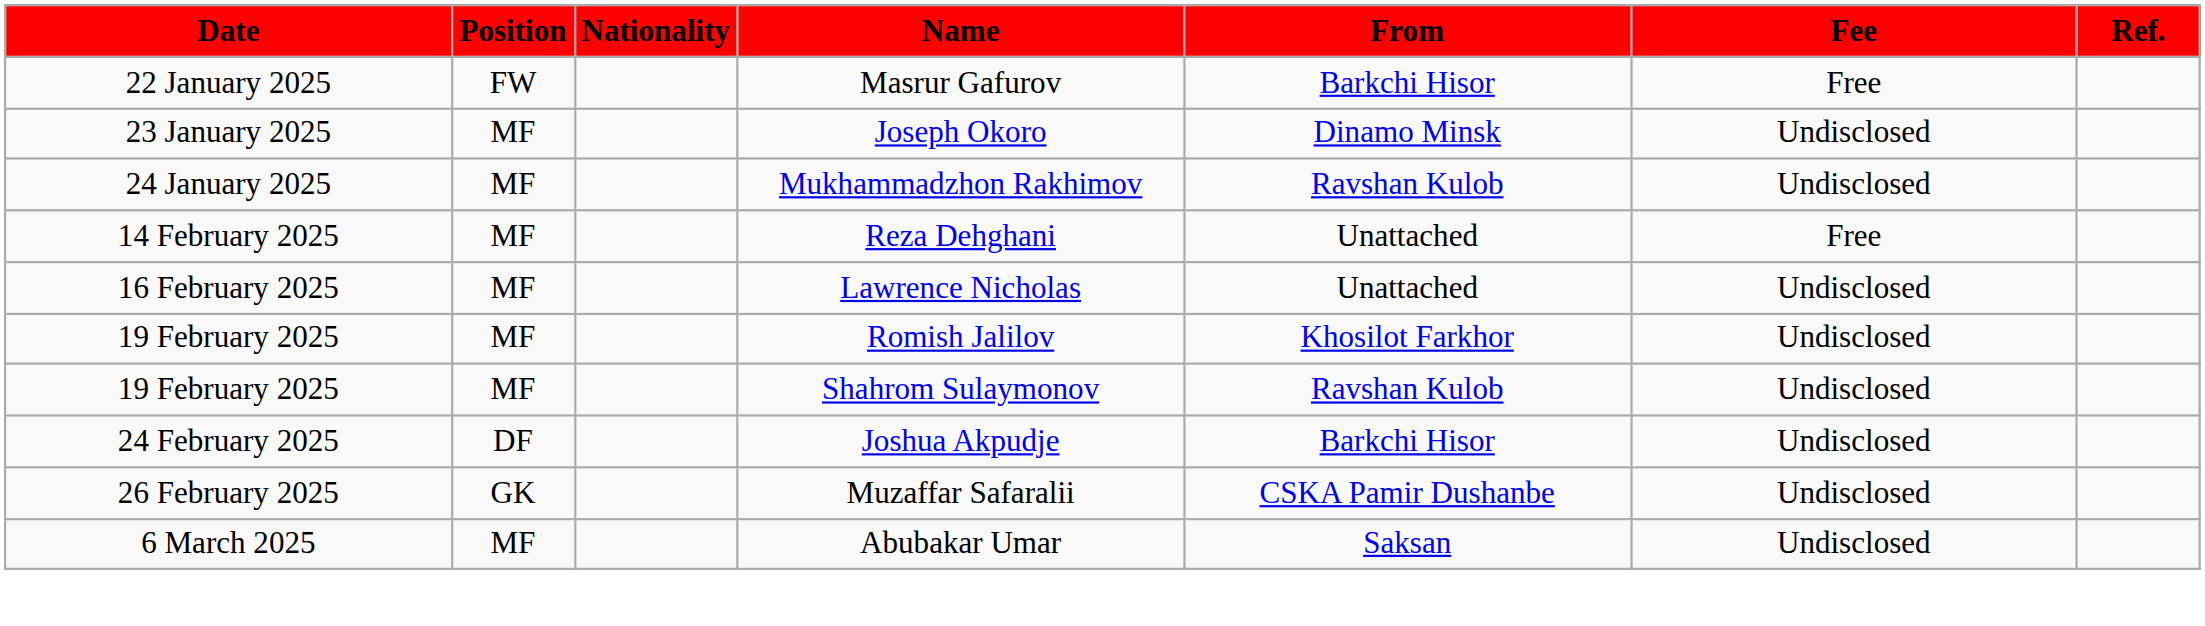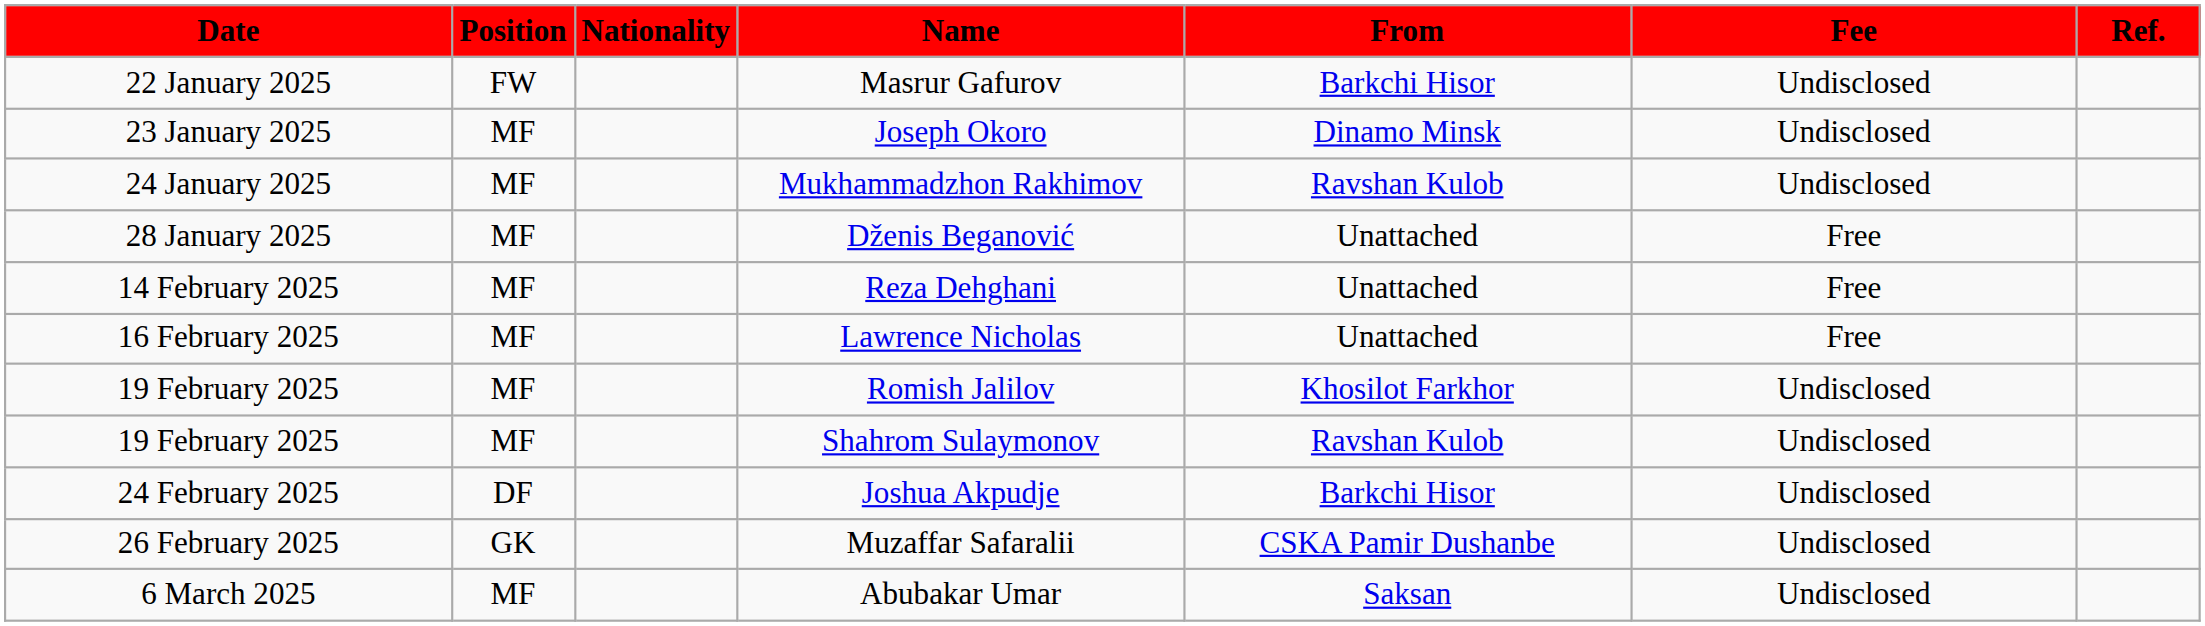(1854, 81) Free -> (1854, 81) Undisclosed
+ row: (961, 235)
(1854, 287) Undisclosed -> (1854, 338) Free
